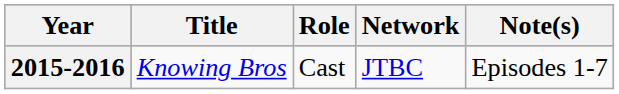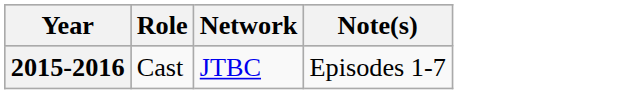- column: (212, 25)
